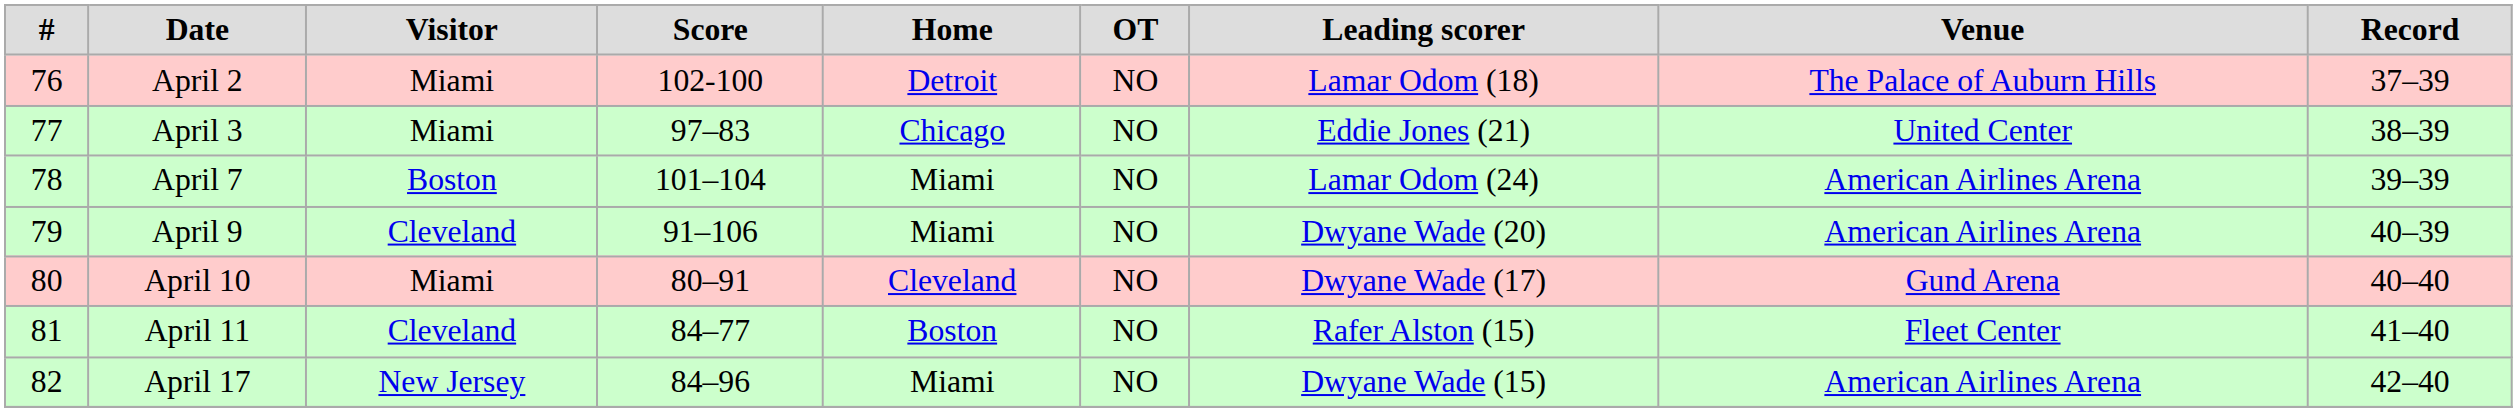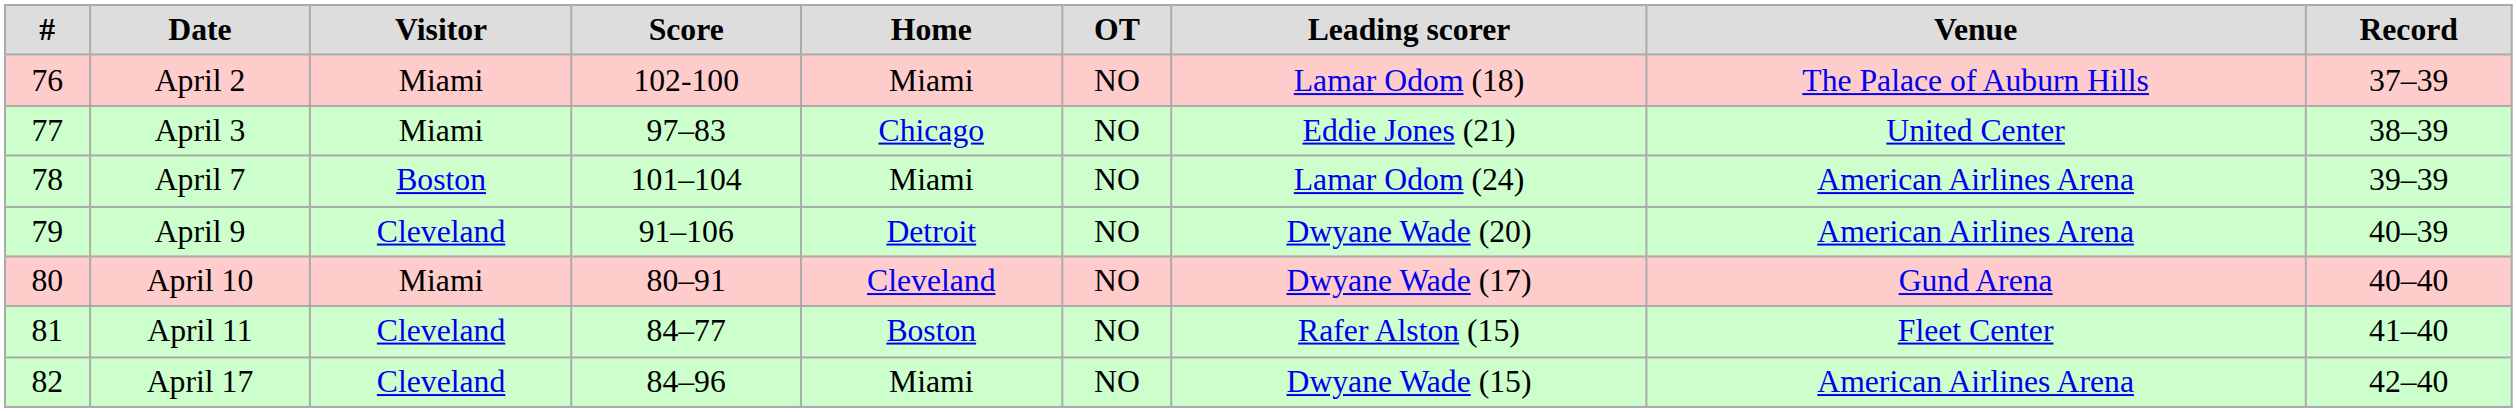(952, 79) Detroit -> (931, 79) Miami
(952, 230) Miami -> (931, 230) Detroit
(452, 381) New Jersey -> (441, 381) Cleveland
